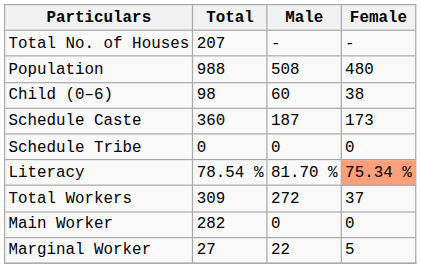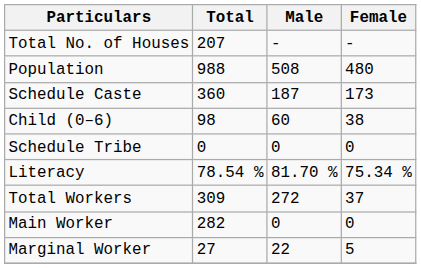rows swapped: (61, 95) <-> (75, 121)
(378, 173) lightsalmon background -> (378, 173) no background
